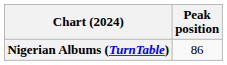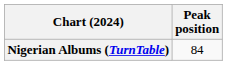(197, 49) 86 -> (197, 49) 84
